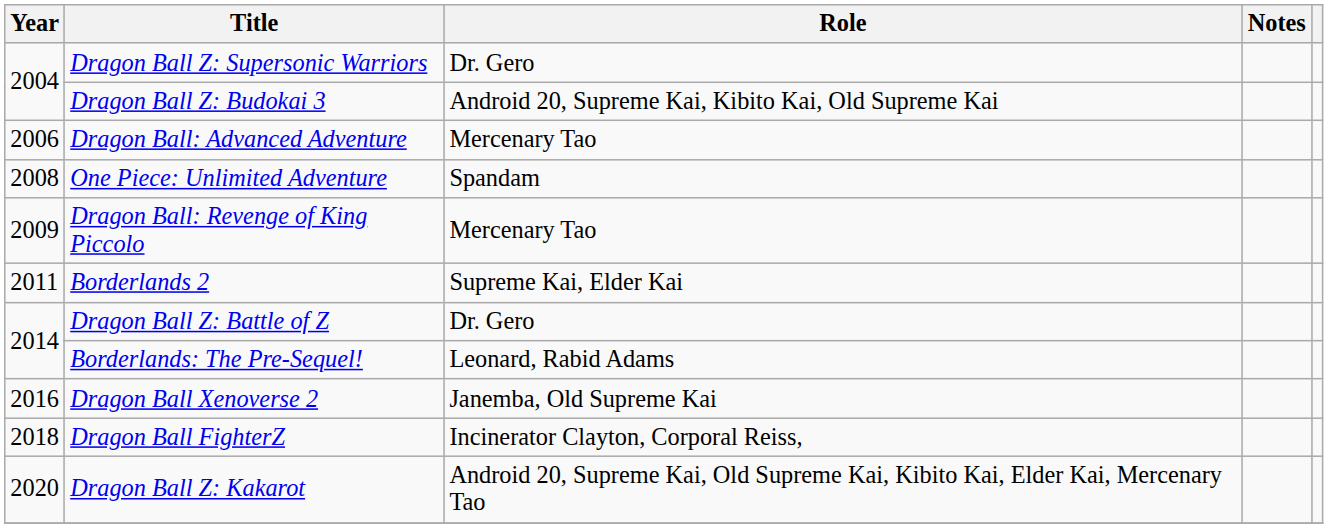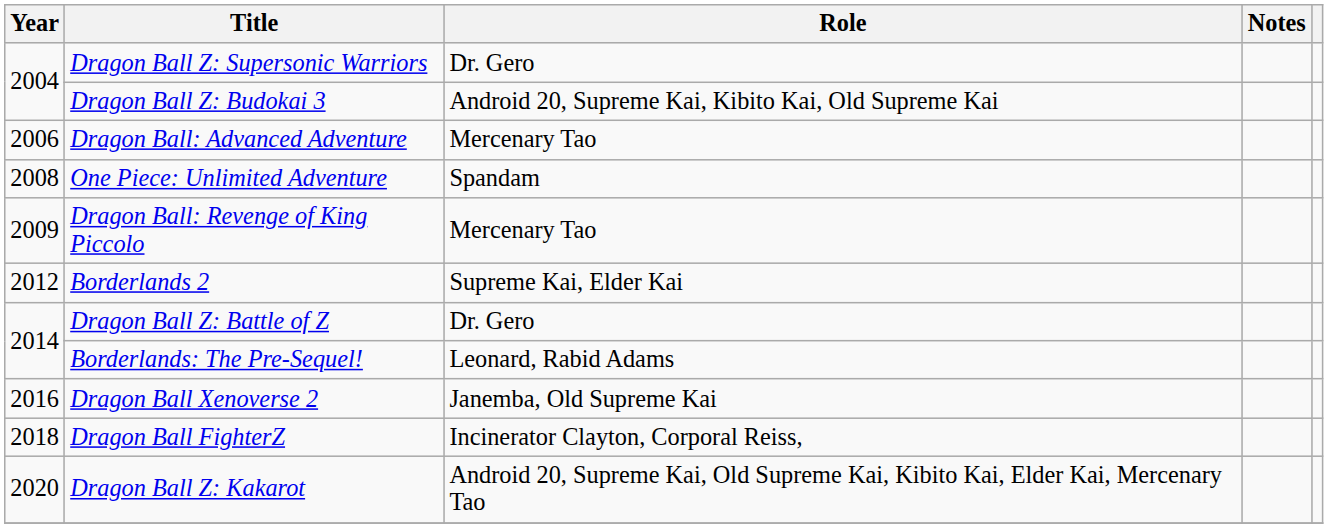(34, 282) 2011 -> (35, 282) 2012
